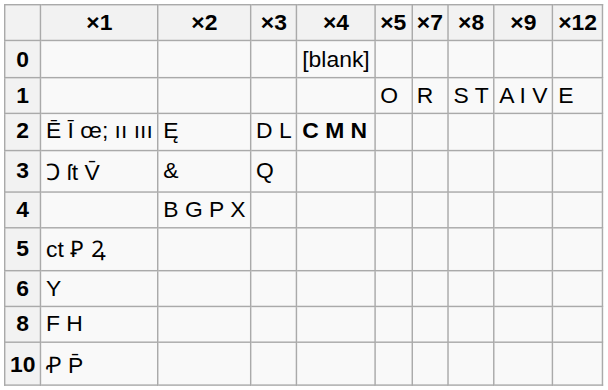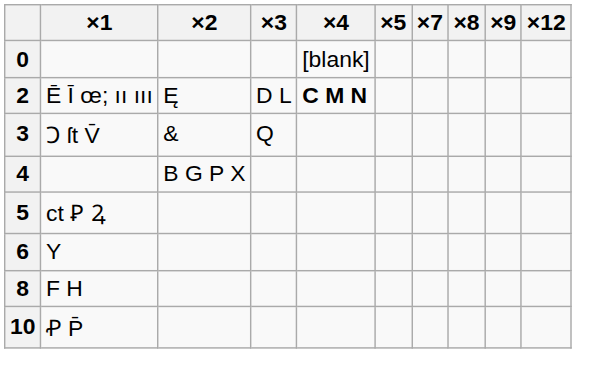- row: (23, 95)
